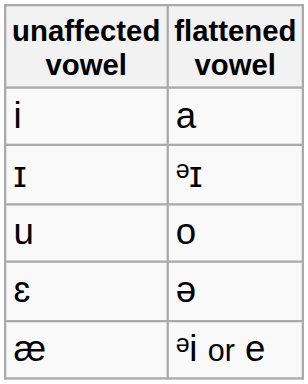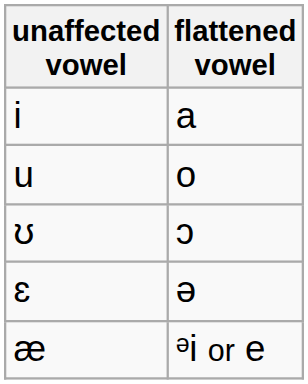- row: (20, 174)
+ row: (24, 232)
